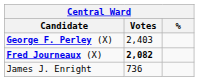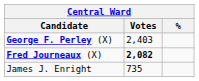(134, 69) 736 -> (134, 69) 735
